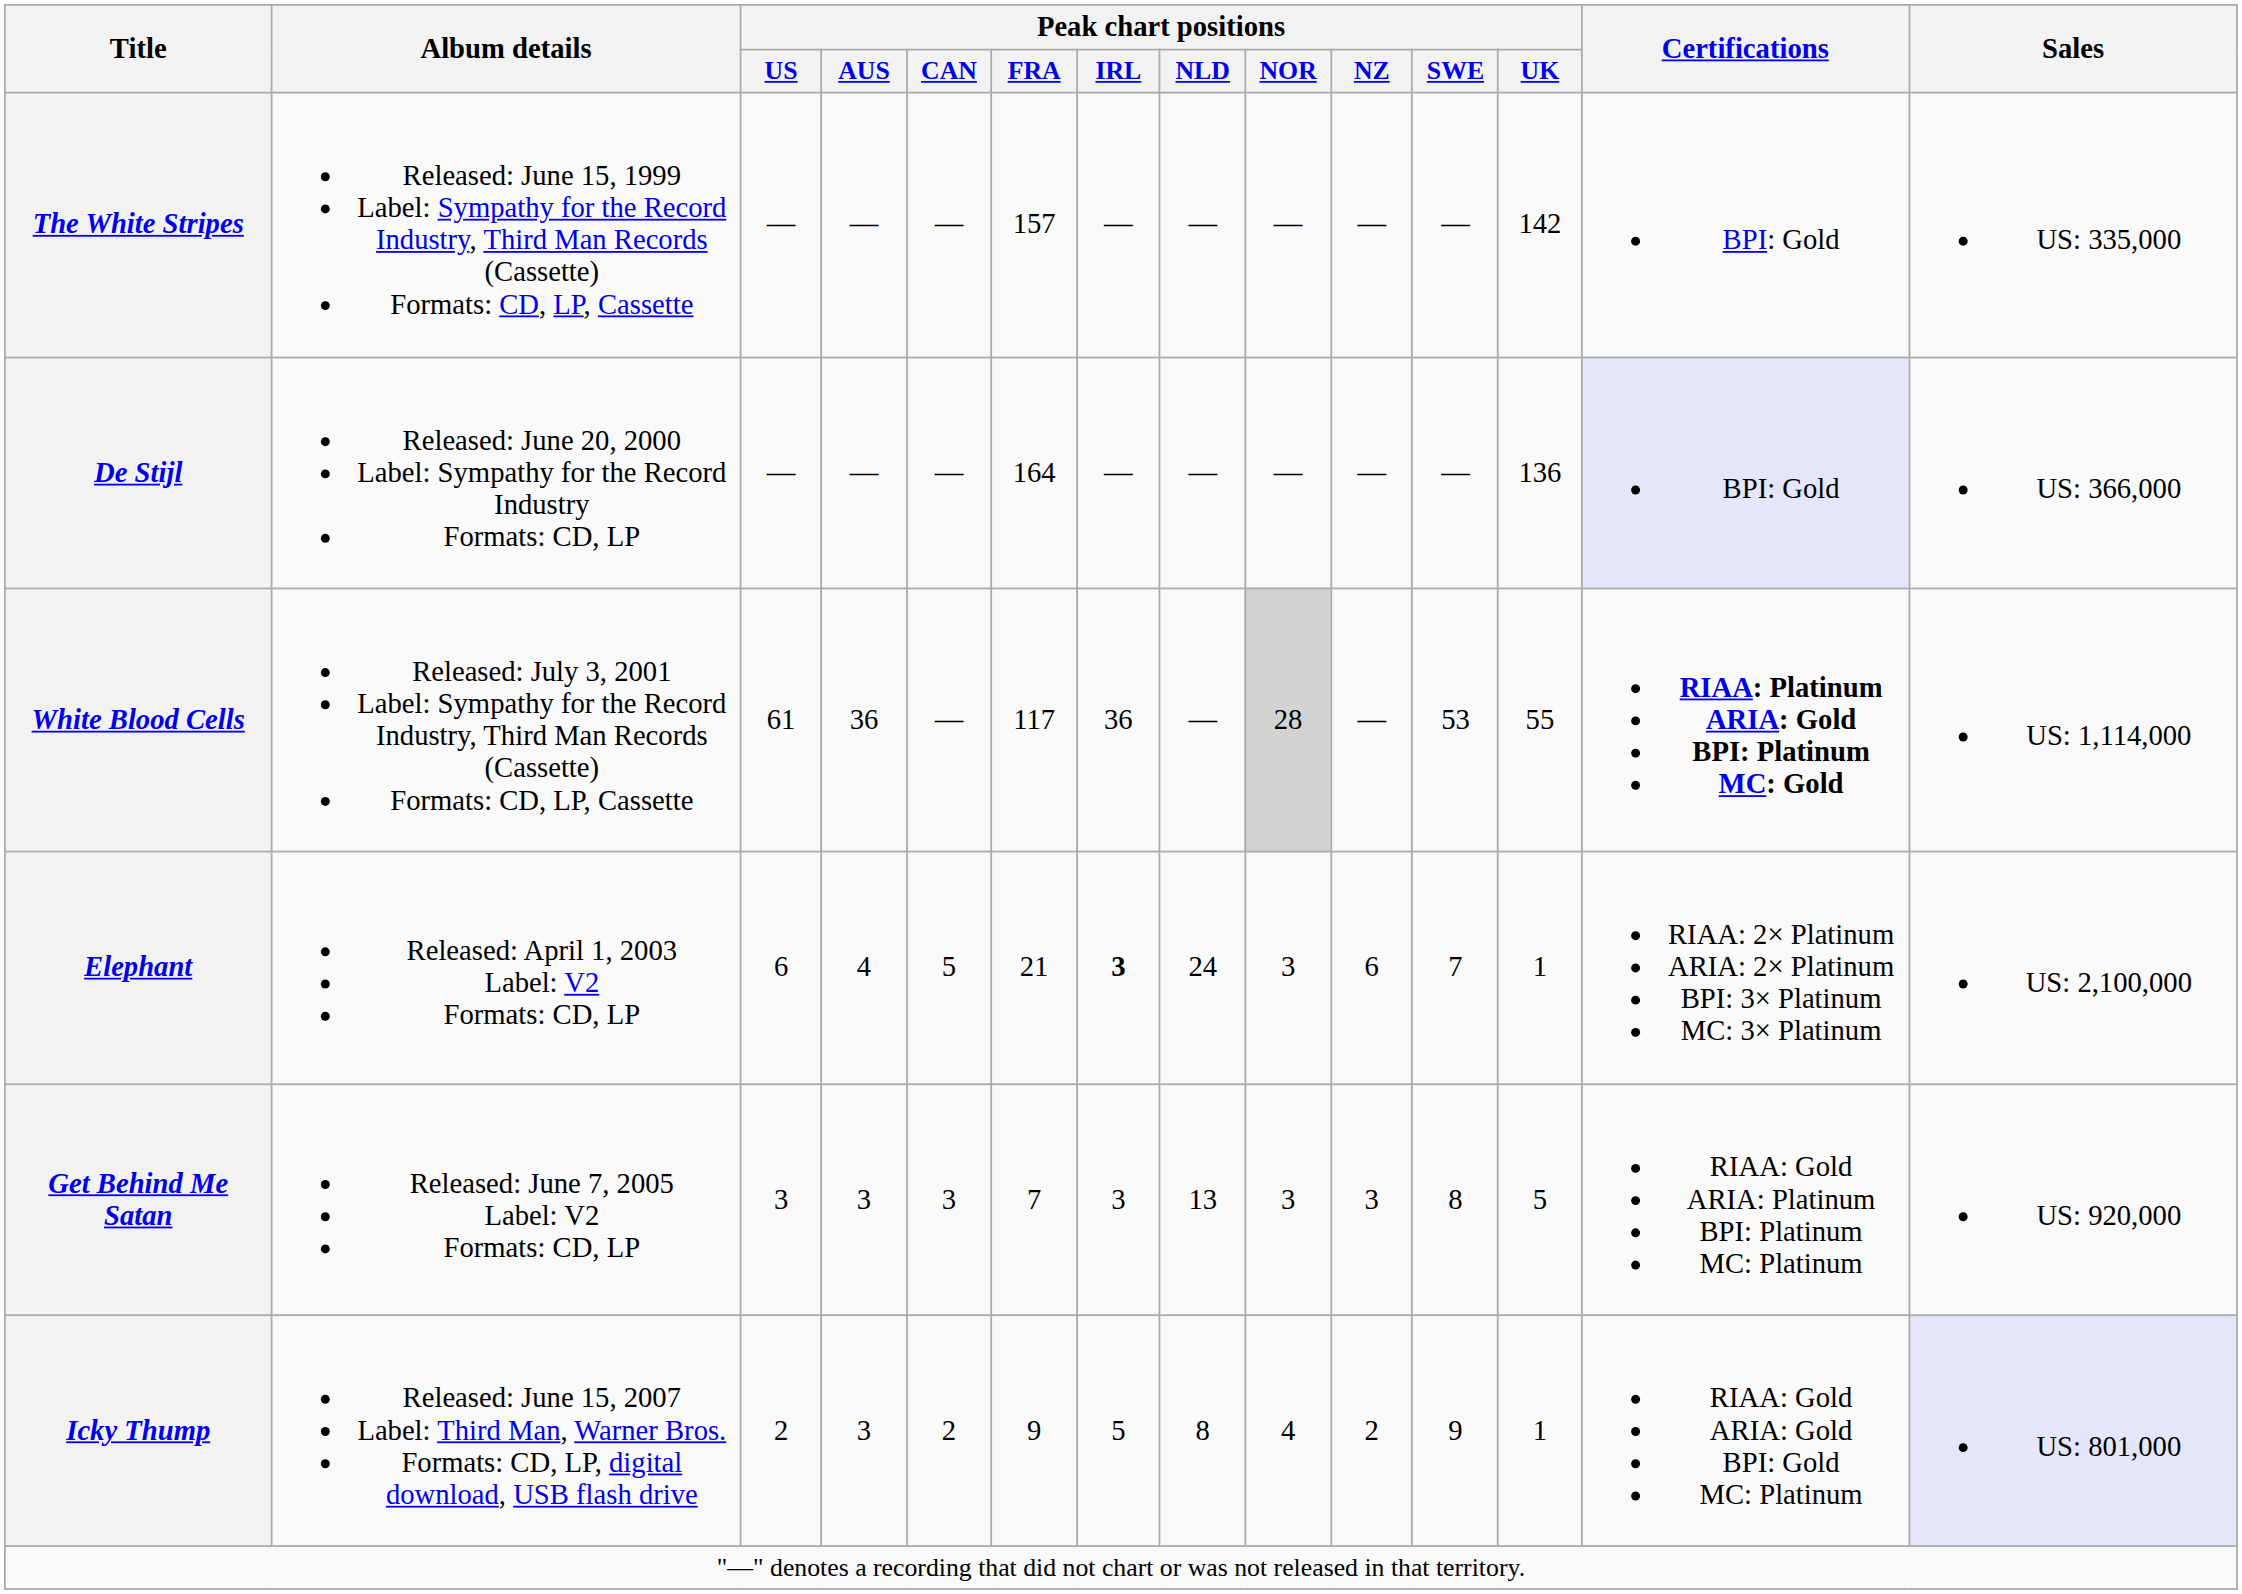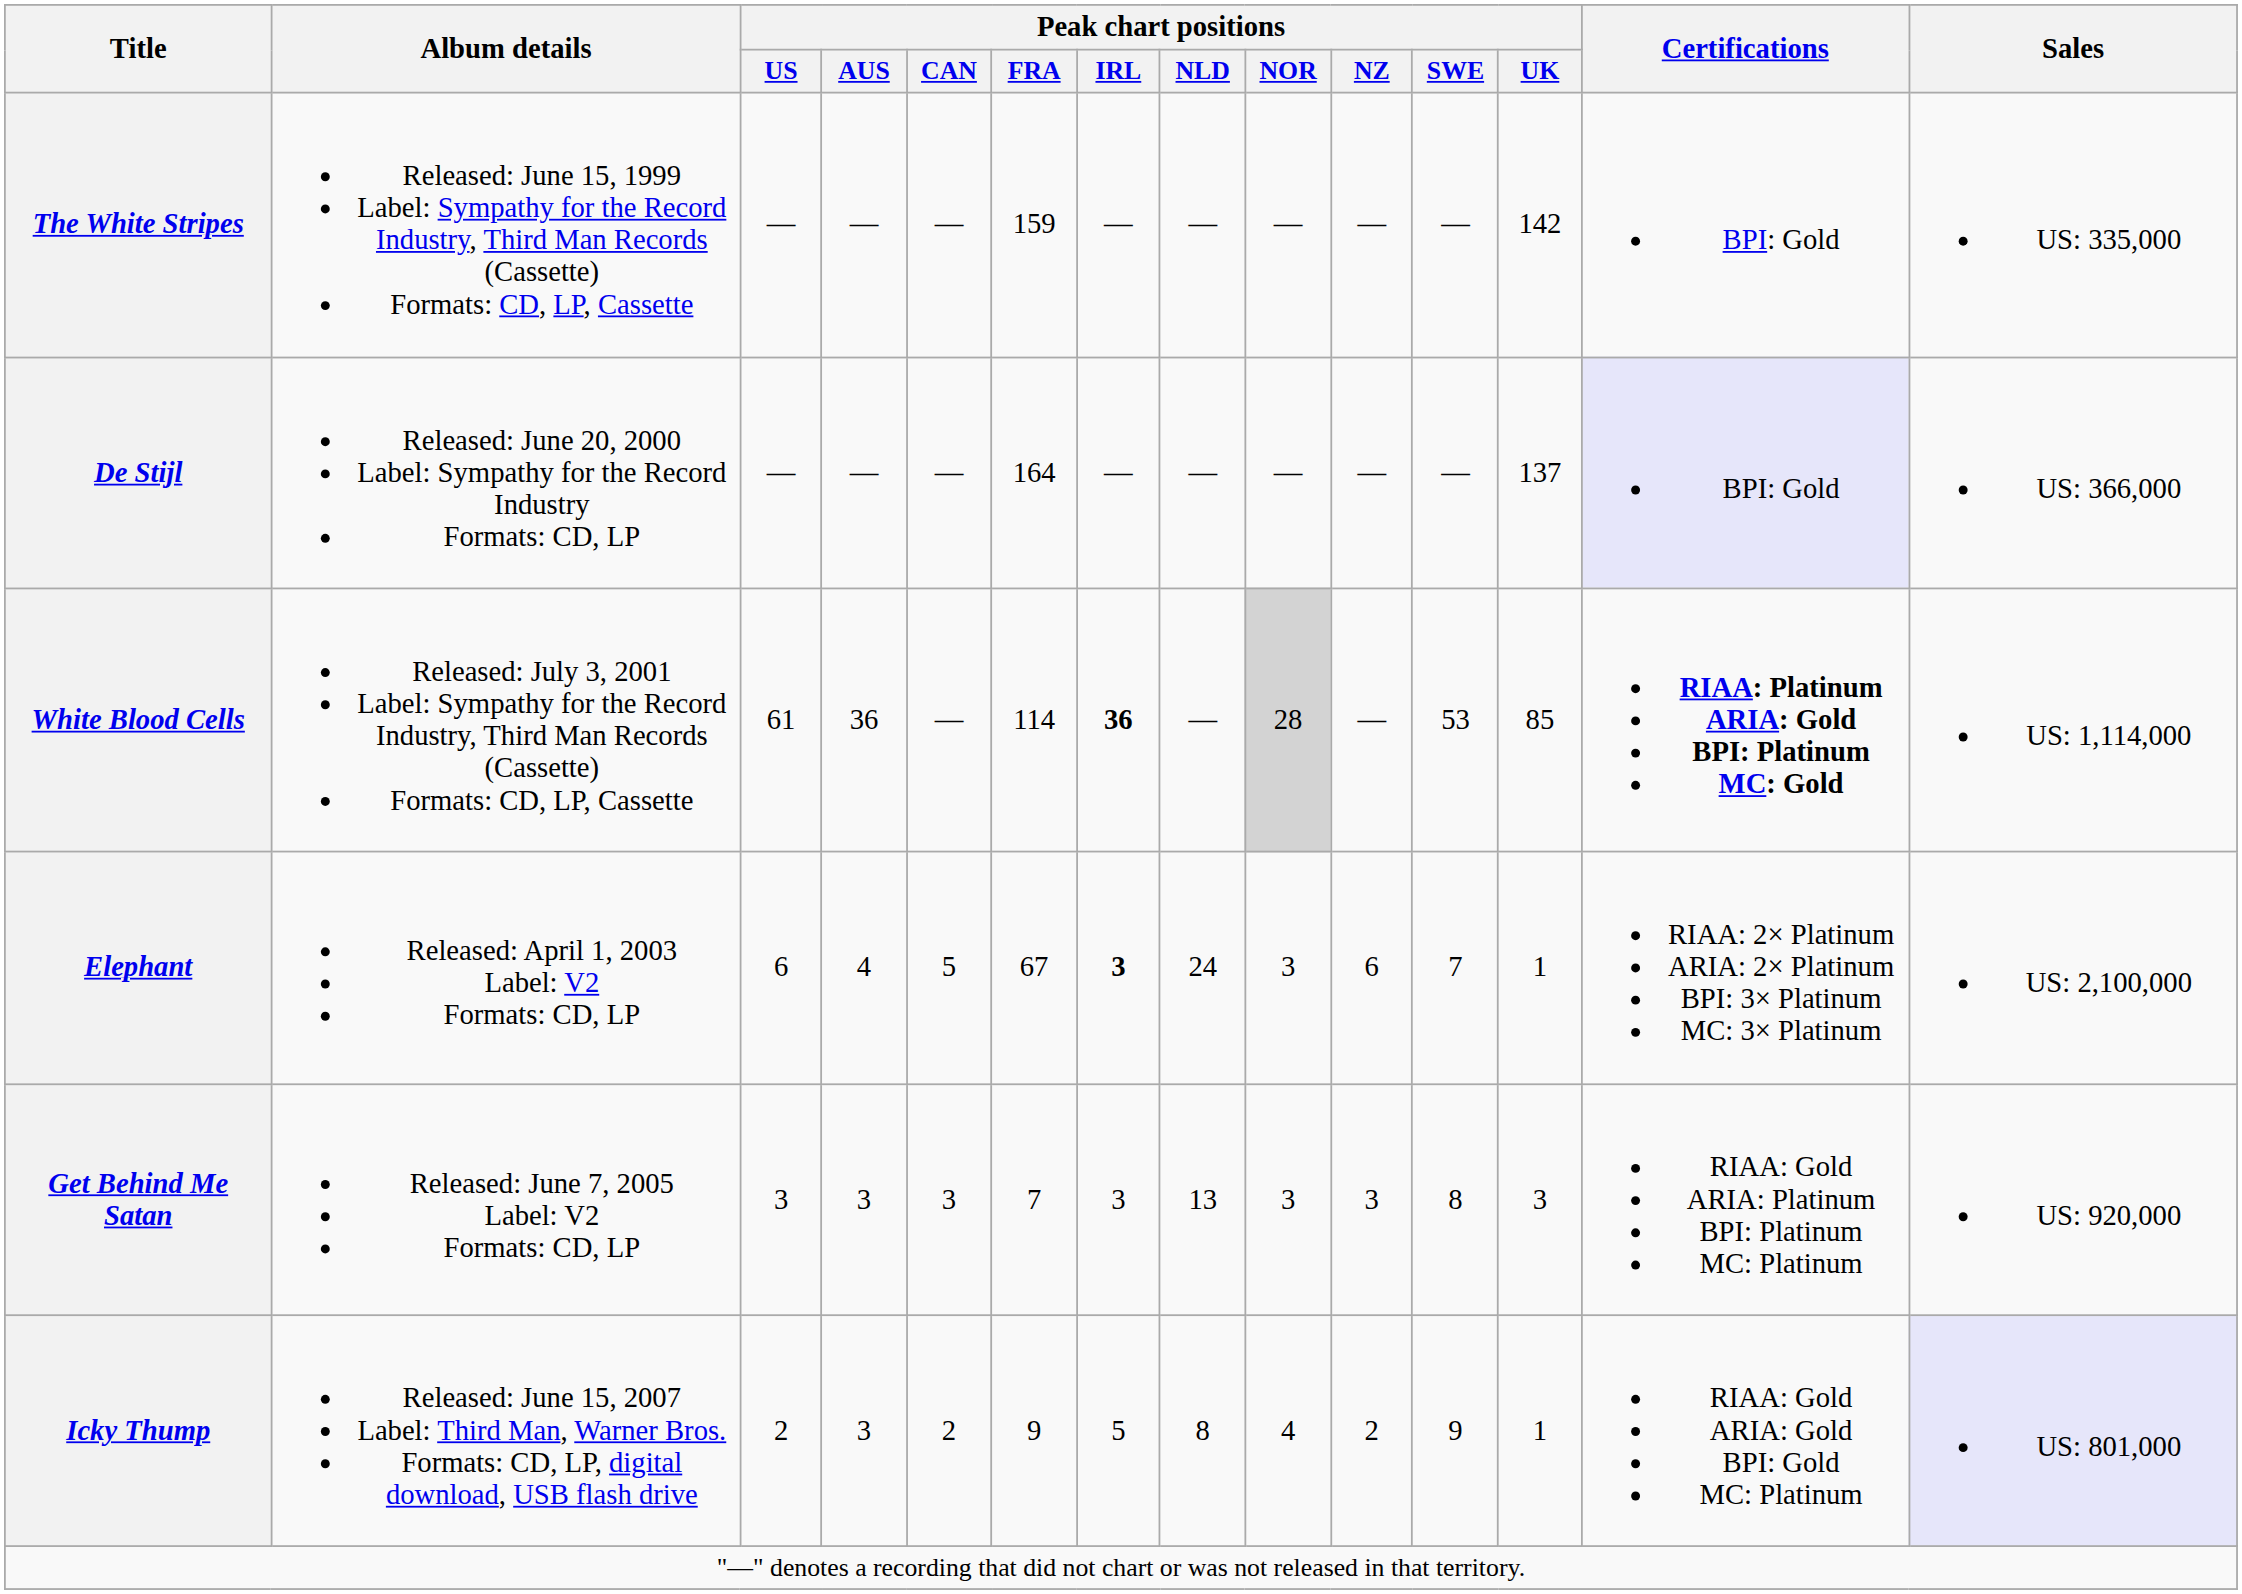(1034, 224) 157 -> (1034, 224) 159
(1540, 472) 136 -> (1540, 472) 137
(1034, 719) 117 -> (1034, 719) 114
(1118, 719) normal -> (1118, 719) bold
(1540, 719) 55 -> (1540, 719) 85
(1034, 967) 21 -> (1034, 967) 67
(1540, 1198) 5 -> (1540, 1198) 3
